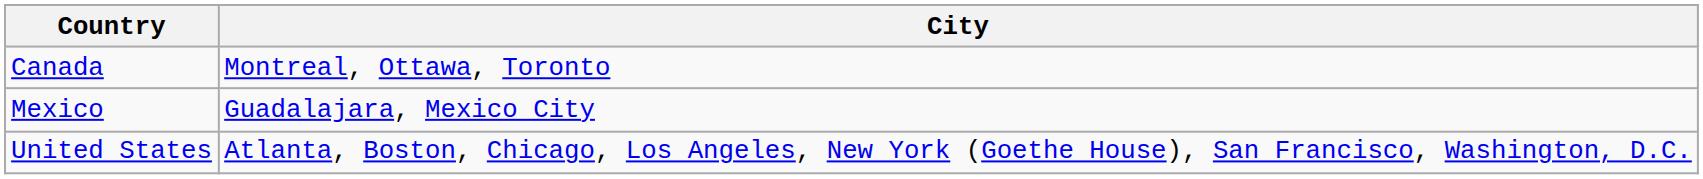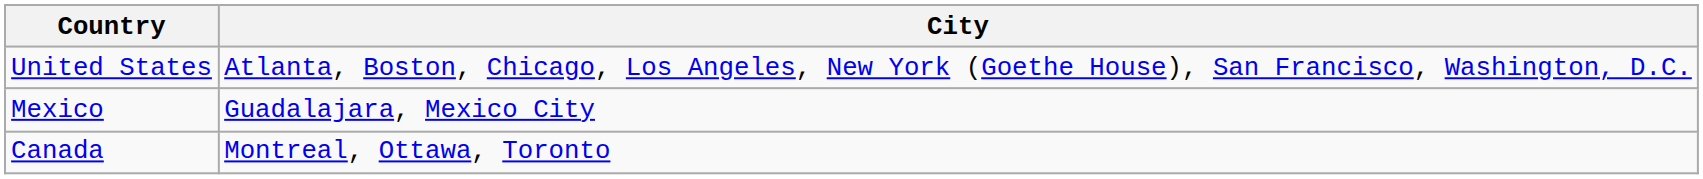rows swapped: (57, 68) <-> (112, 152)
